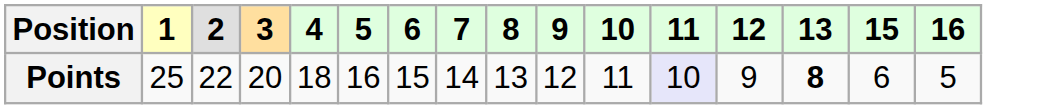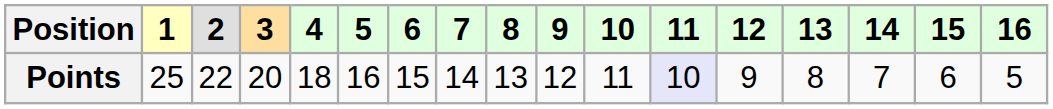+ column: (882, 29)
(815, 78) bold -> (815, 78) normal
